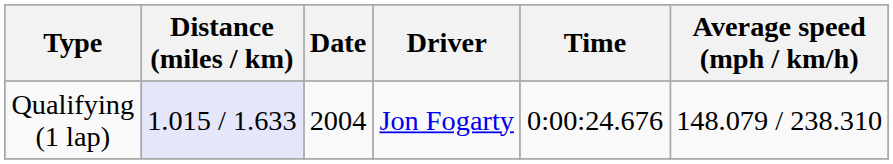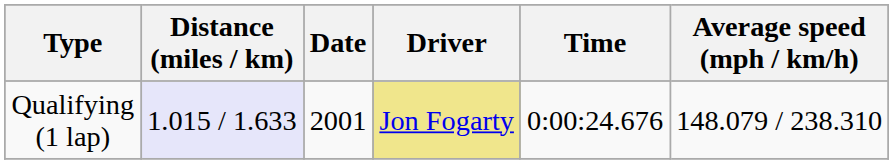(338, 119) 2004 -> (338, 119) 2001
(447, 119) no background -> (447, 119) khaki background
